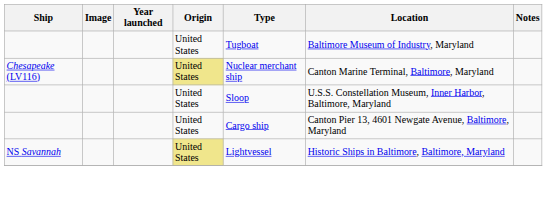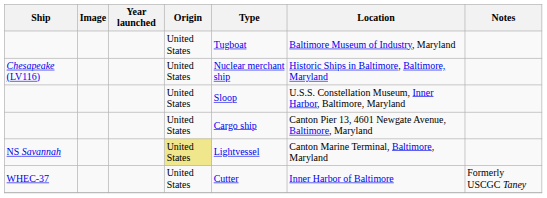(189, 71) khaki background -> (180, 71) no background
(401, 71) Canton Marine Terminal, Baltimore, Maryland -> (367, 71) Historic Ships in Baltimore, Baltimore, Maryland
(406, 152) Historic Ships in Baltimore, Baltimore, Maryland -> (362, 152) Canton Marine Terminal, Baltimore, Maryland
+ row: (28, 179)
